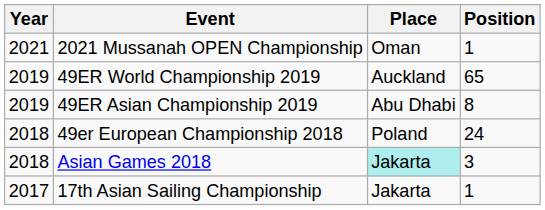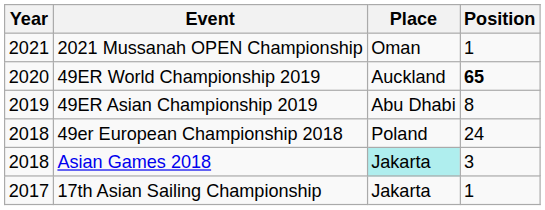(29, 76) 2019 -> (29, 76) 2020
(474, 76) normal -> (474, 76) bold
